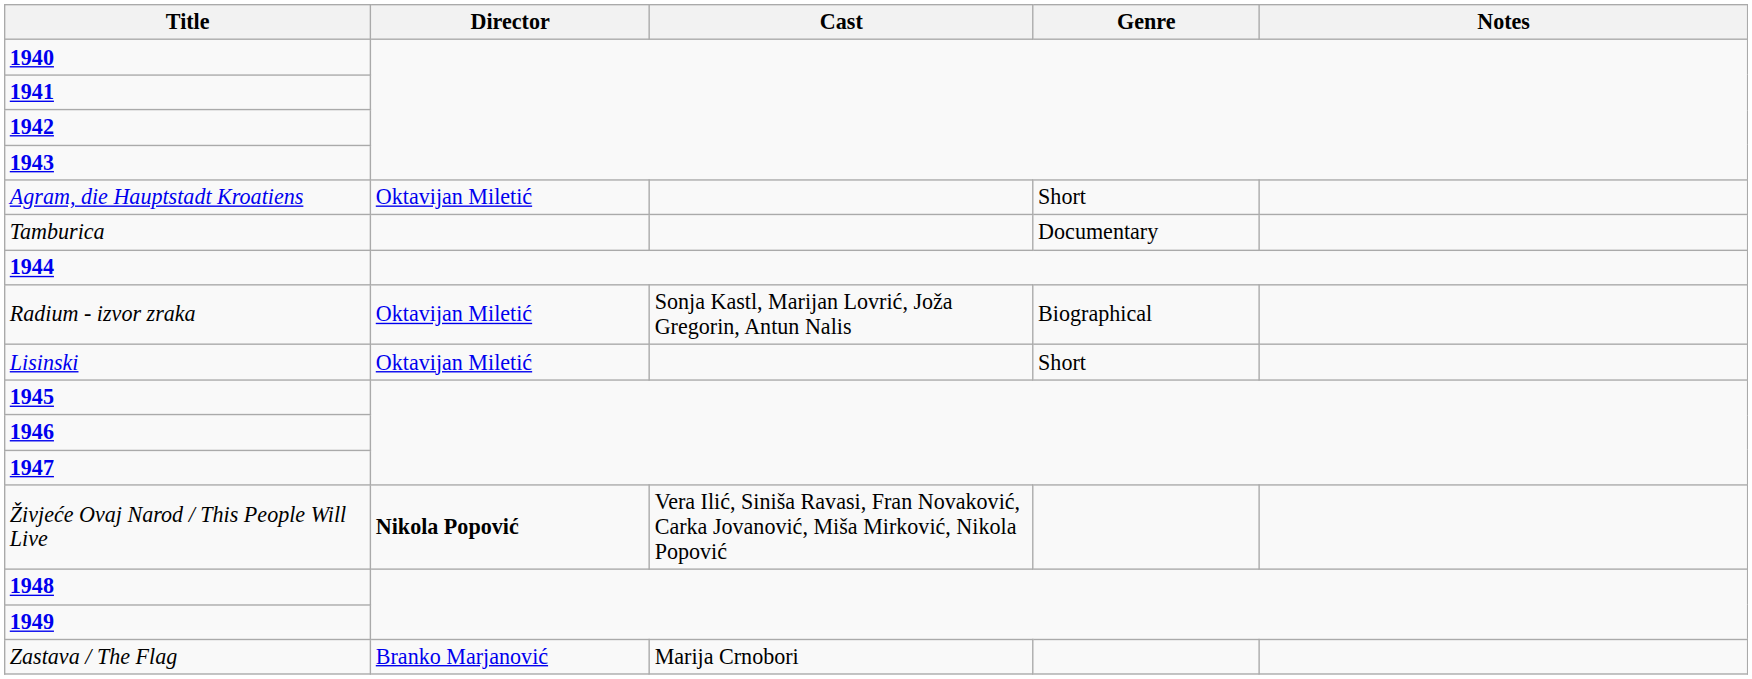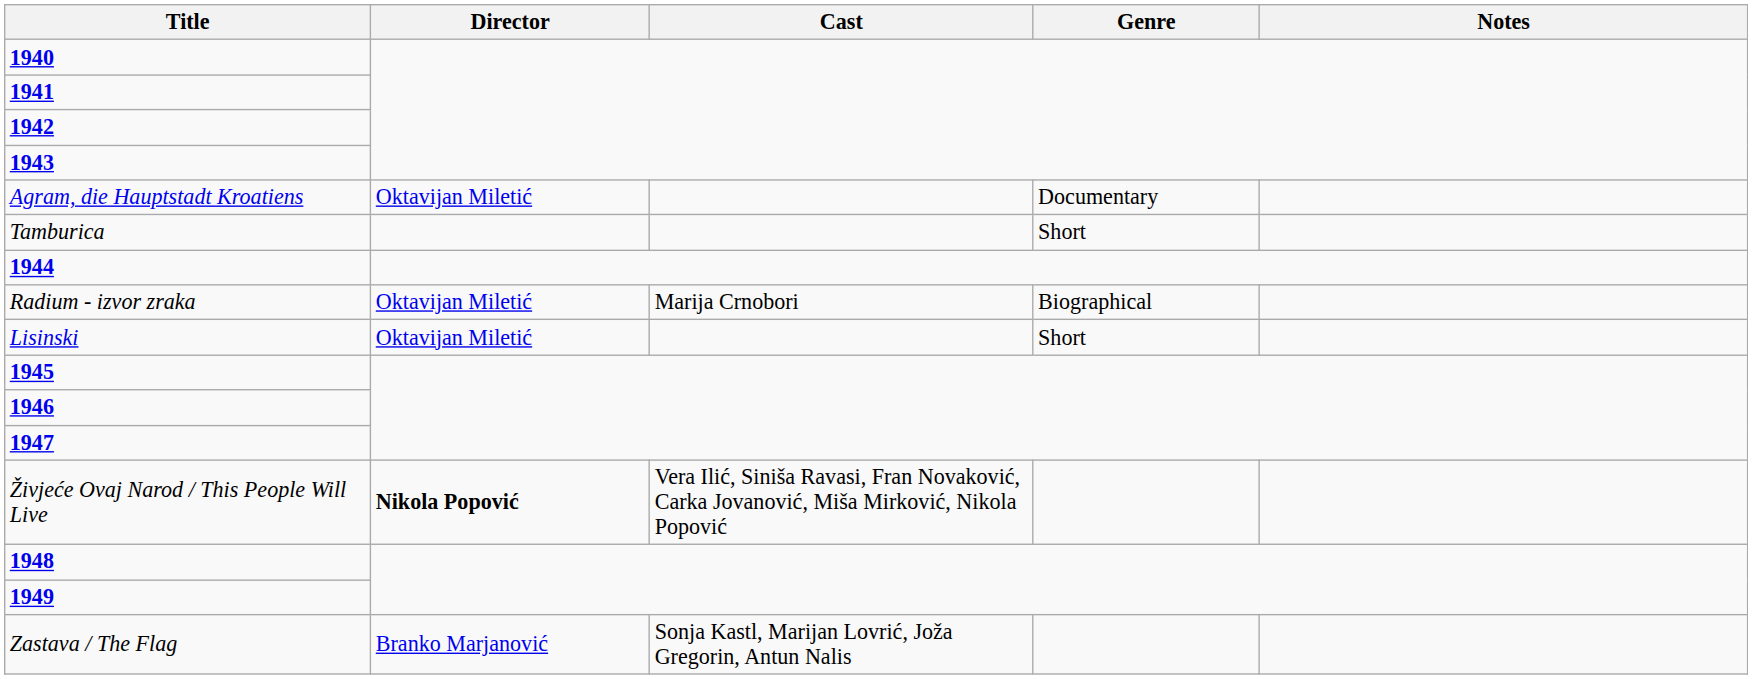(1062, 197) Short -> (1098, 197) Documentary
(1098, 232) Documentary -> (1062, 232) Short
(804, 314) Sonja Kastl, Marijan Lovrić, Joža Gregorin, Antun Nalis -> (727, 302) Marija Crnobori
(727, 656) Marija Crnobori -> (804, 644) Sonja Kastl, Marijan Lovrić, Joža Gregorin, Antun Nalis
